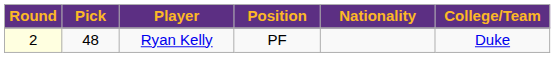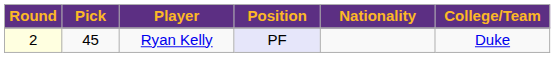(91, 40) 48 -> (91, 40) 45
(277, 40) no background -> (277, 40) lavender background
